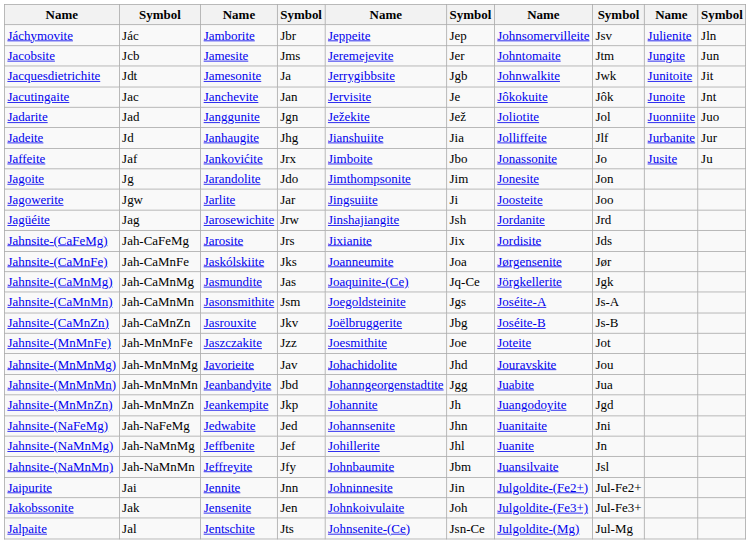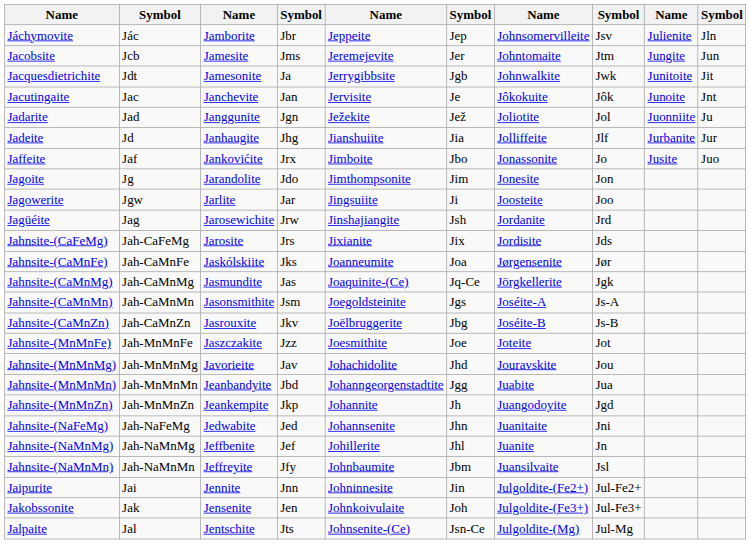(710, 117) Juo -> (707, 117) Ju
(707, 158) Ju -> (710, 158) Juo
